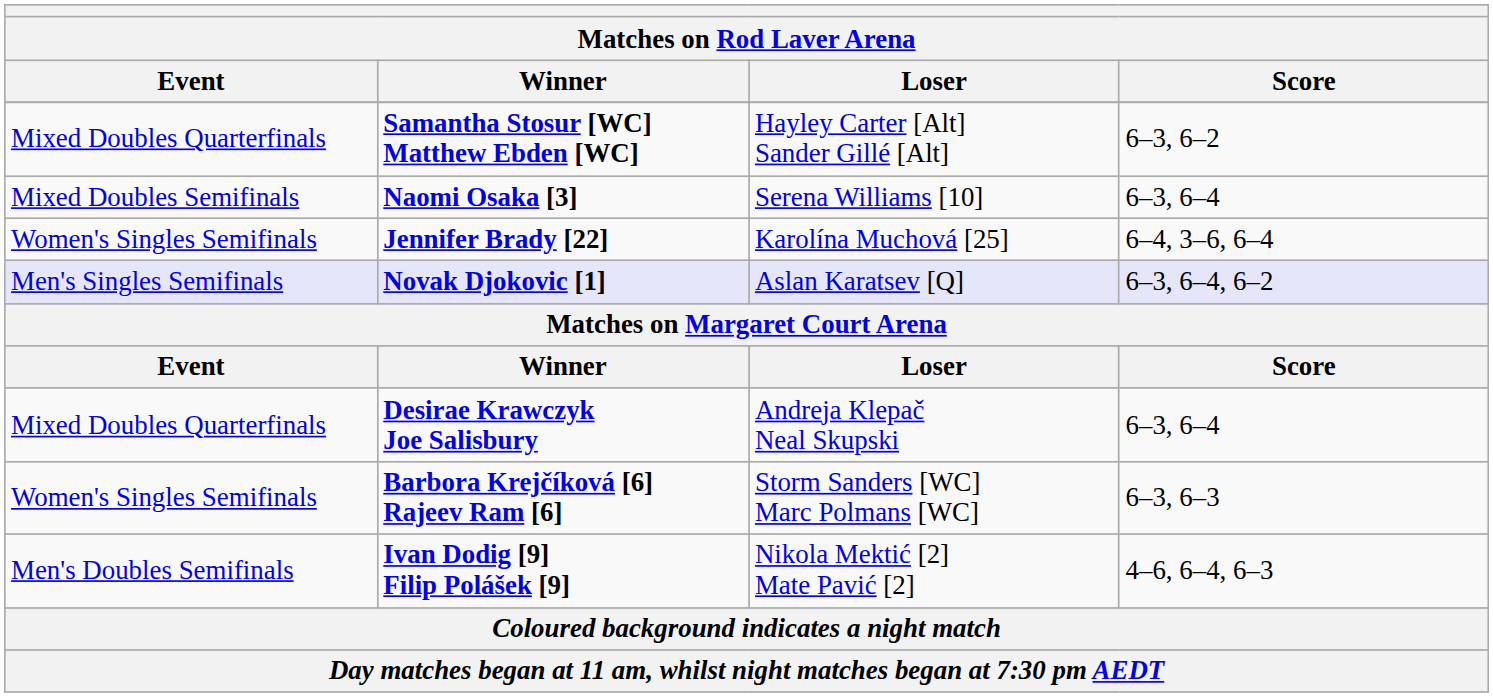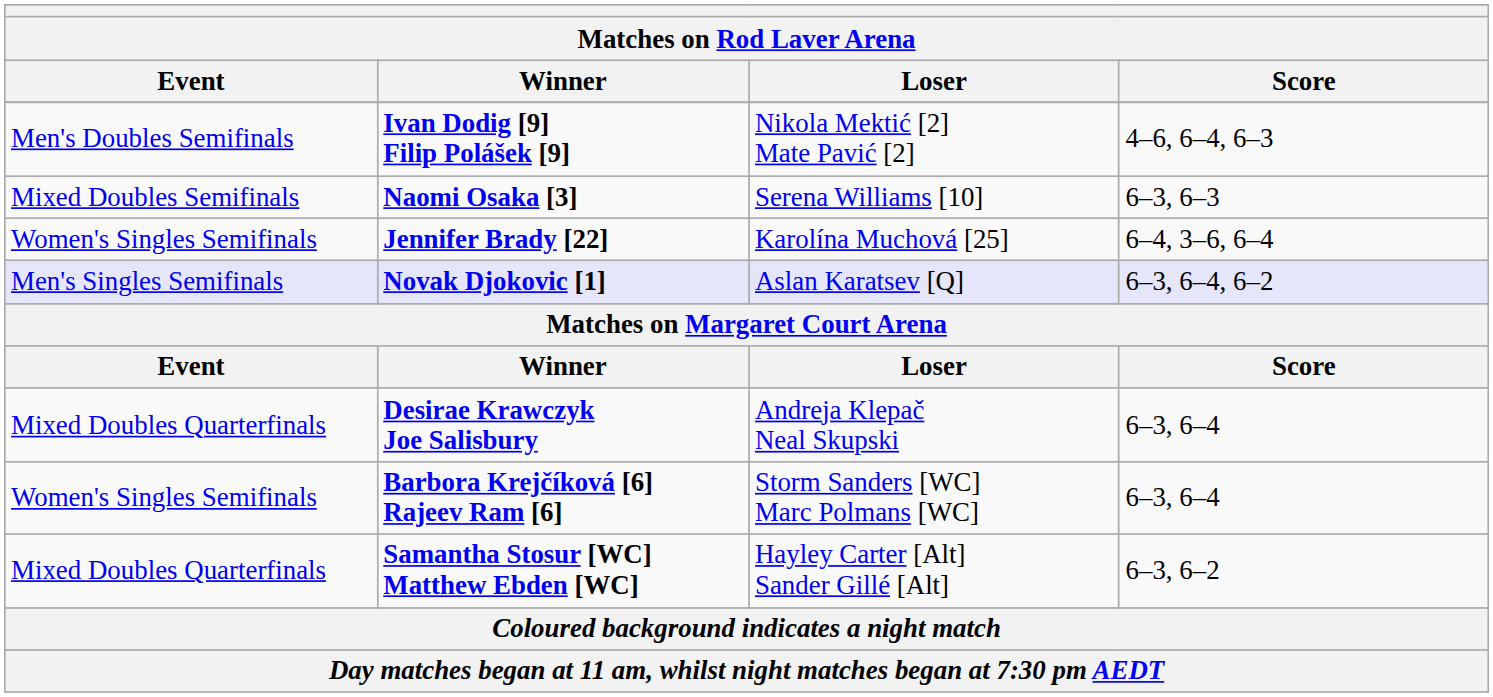rows swapped: (517, 138) <-> (477, 570)
(1173, 196) 6–3, 6–4 -> (1173, 196) 6–3, 6–3
(1173, 497) 6–3, 6–3 -> (1173, 497) 6–3, 6–4
